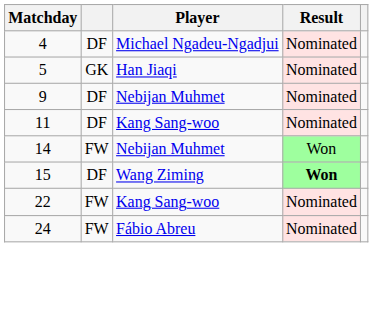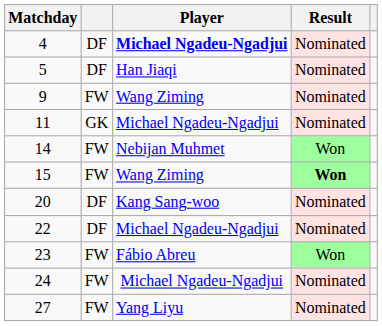(197, 44) normal -> (202, 44) bold
(97, 70) GK -> (97, 70) DF
(97, 96) DF -> (97, 96) FW
(170, 96) Nebijan Muhmet -> (160, 96) Wang Ziming
(97, 123) DF -> (97, 123) GK
(168, 123) Kang Sang-woo -> (197, 123) Michael Ngadeu-Ngadjui
(97, 175) DF -> (97, 175) FW
+ row: (43, 202)
(97, 202) FW -> (97, 228) DF
(168, 202) Kang Sang-woo -> (197, 228) Michael Ngadeu-Ngadjui
+ row: (43, 254)
(156, 228) Fábio Abreu -> (202, 281) Michael Ngadeu-Ngadjui
+ row: (43, 307)
